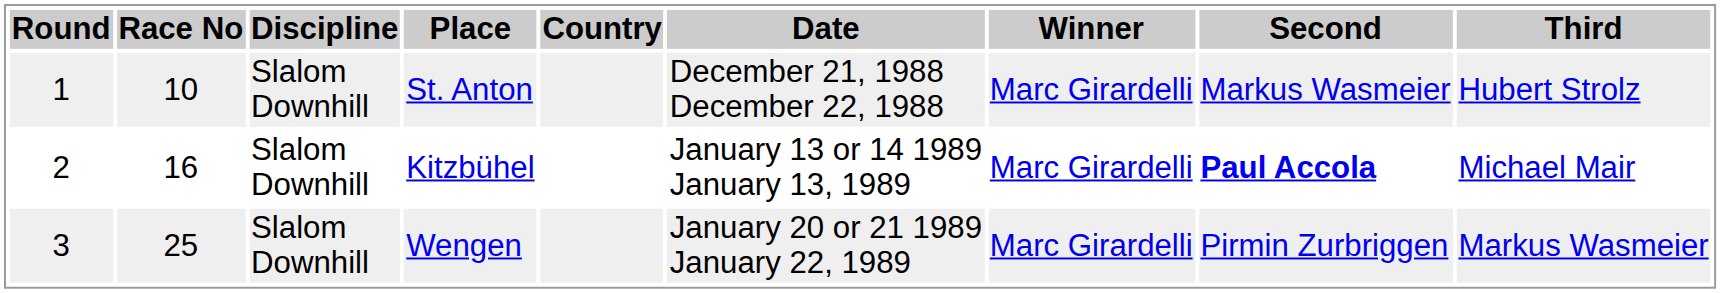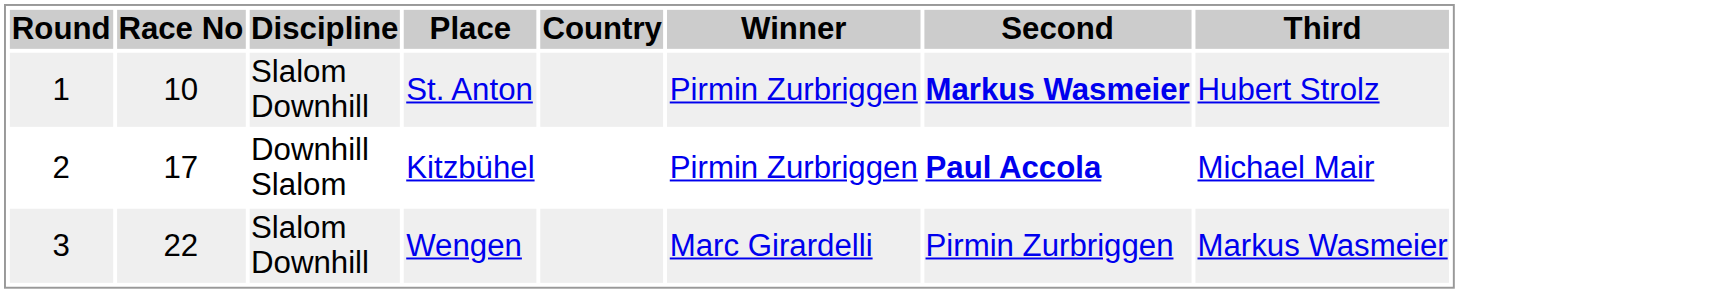- column: (826, 28)
(1091, 89) Marc Girardelli -> (794, 89) Pirmin Zurbriggen
(1326, 89) normal -> (1058, 89) bold
(181, 167) 16 -> (181, 167) 17
(310, 167) Slalom Downhill -> (310, 167) Downhill Slalom
(1091, 167) Marc Girardelli -> (794, 167) Pirmin Zurbriggen
(181, 245) 25 -> (181, 245) 22
